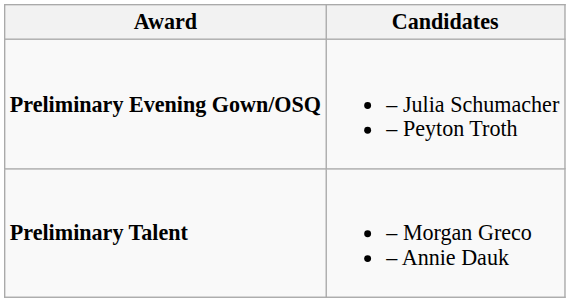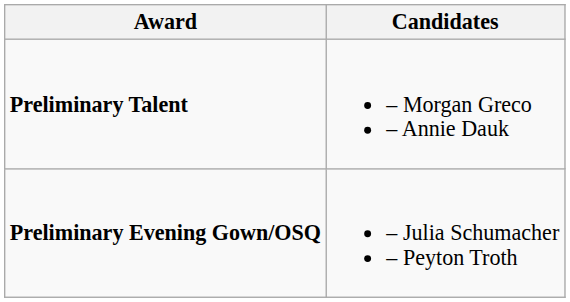rows swapped: (165, 103) <-> (99, 232)
